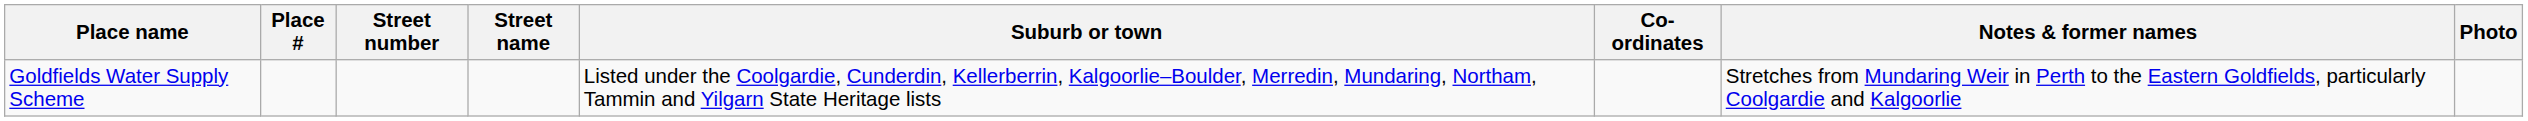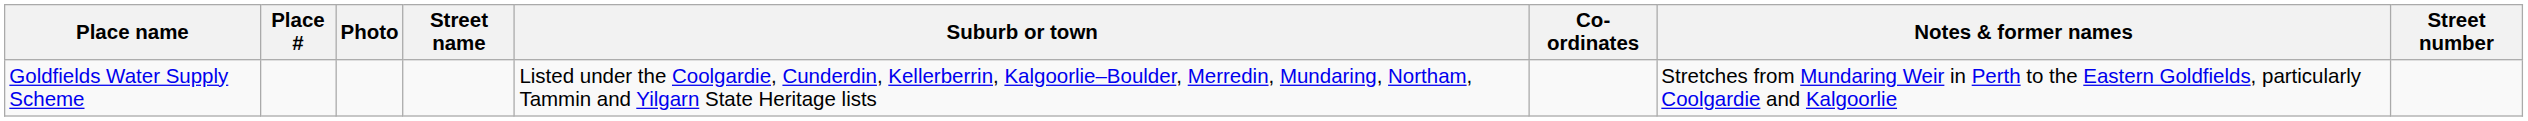columns swapped: (402, 32) <-> (2489, 32)
